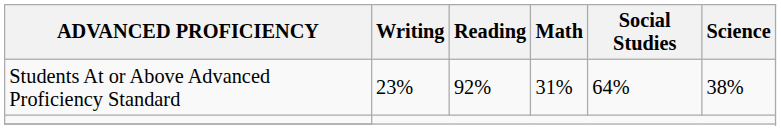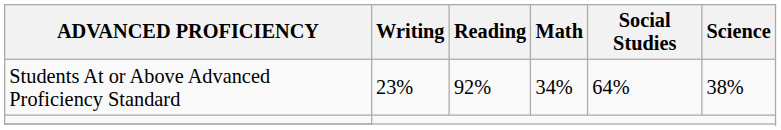(554, 87) 31% -> (554, 87) 34%
